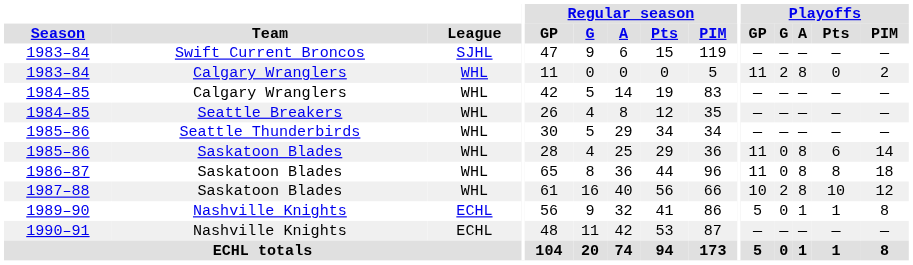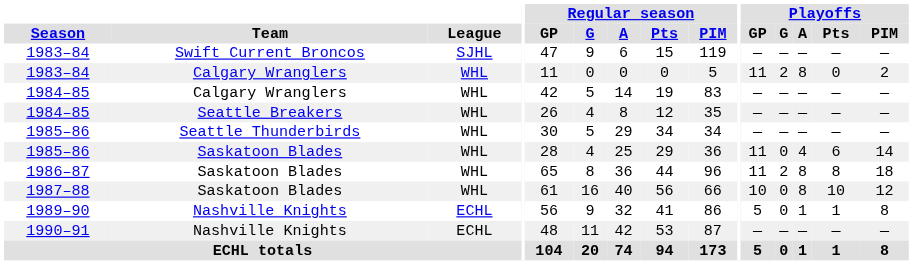(802, 152) 8 -> (802, 152) 4
(784, 172) 0 -> (784, 172) 2
(784, 191) 2 -> (784, 191) 0
